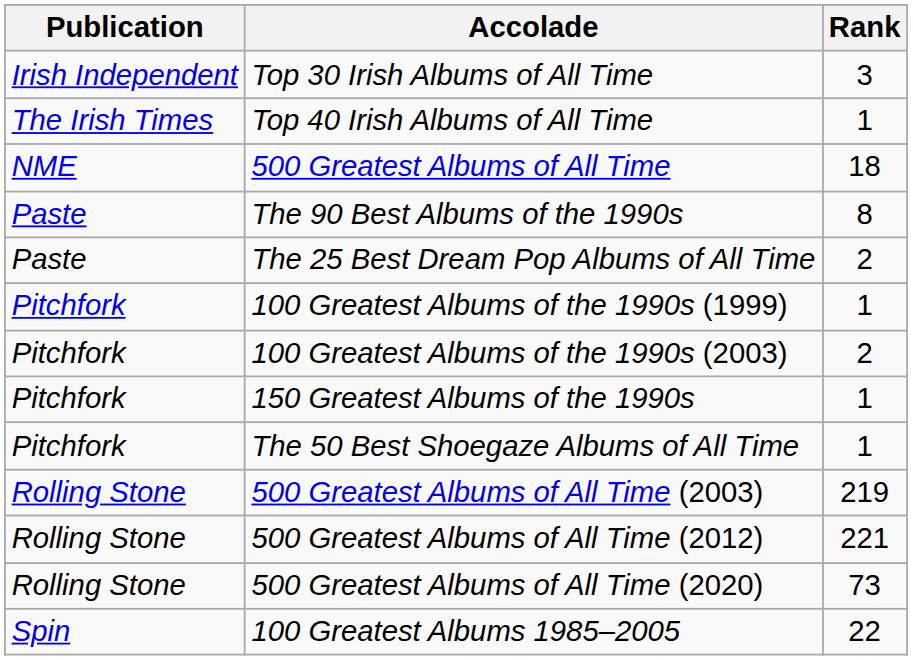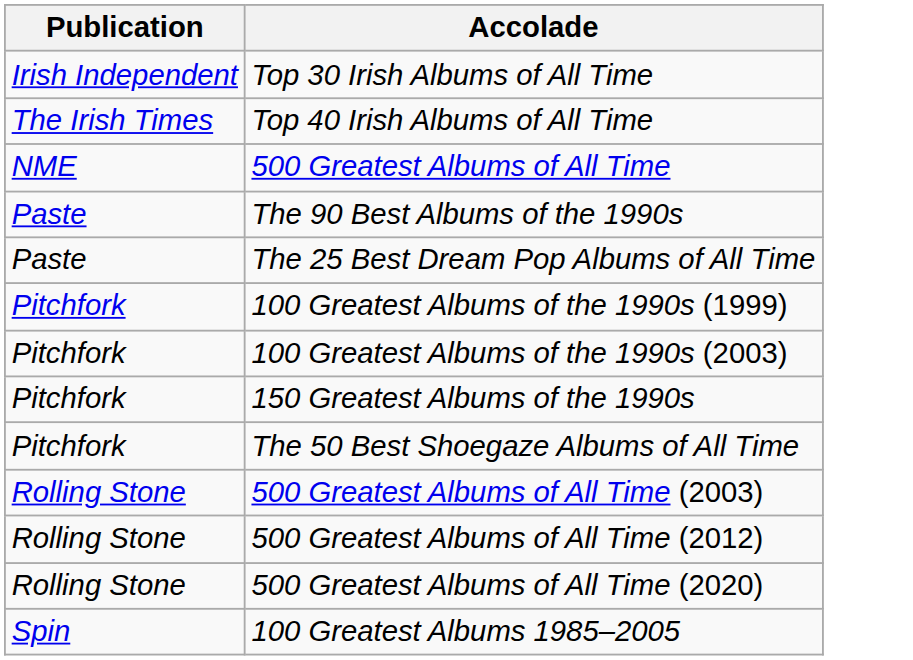- column: (865, 27)
